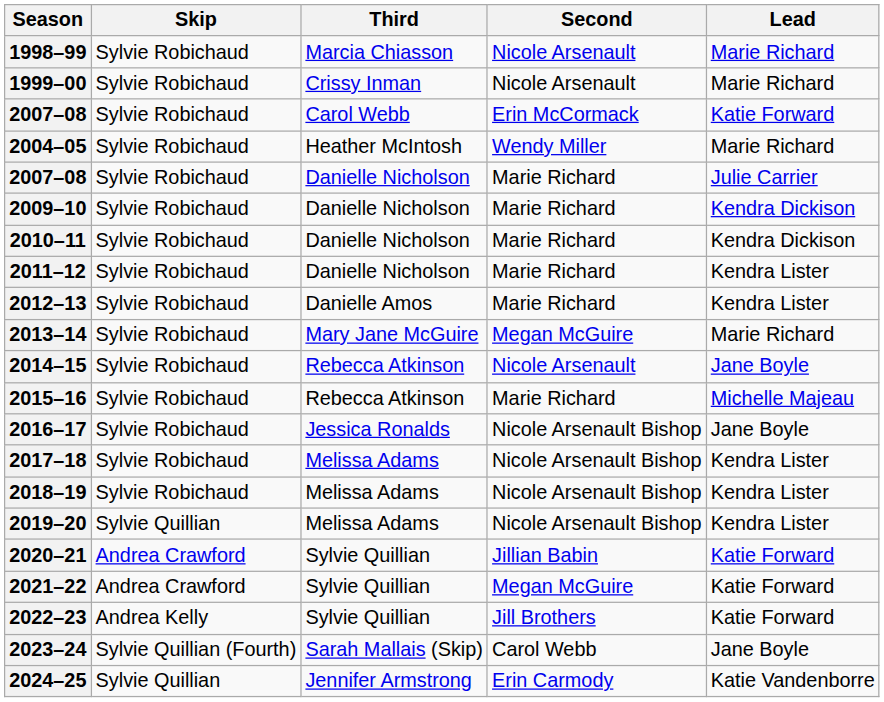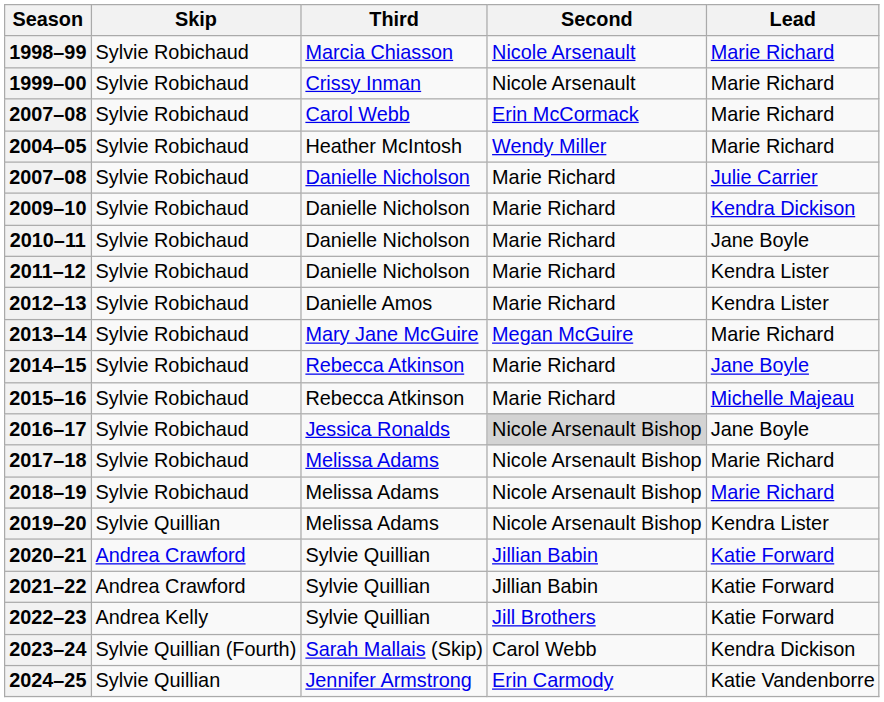(773, 114) Katie Forward -> (773, 114) Marie Richard
(783, 240) Kendra Dickison -> (760, 240) Jane Boyle
(564, 366) Nicole Arsenault -> (554, 366) Marie Richard
(597, 429) no background -> (597, 429) lightgrey background
(770, 460) Kendra Lister -> (773, 460) Marie Richard
(770, 492) Kendra Lister -> (773, 492) Marie Richard
(563, 586) Megan McGuire -> (545, 586) Jillian Babin
(760, 649) Jane Boyle -> (783, 649) Kendra Dickison
